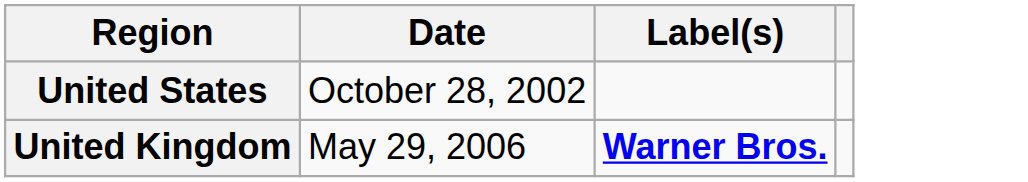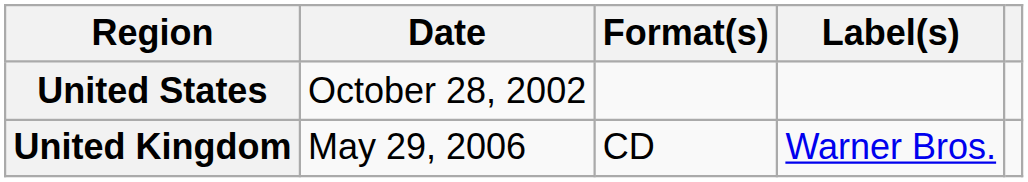+ column: (686, 33)
(715, 147) bold -> (891, 147) normal
